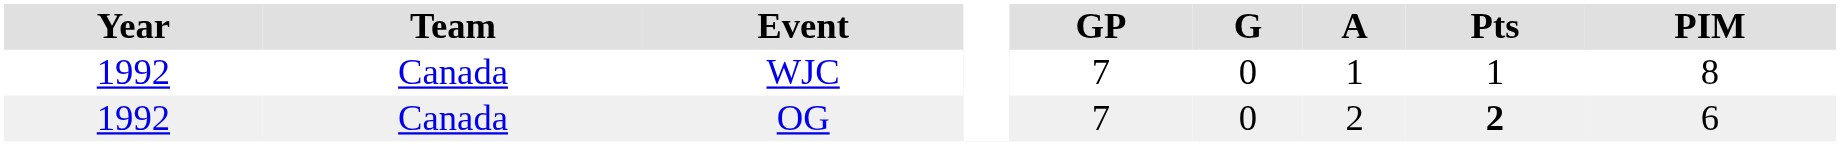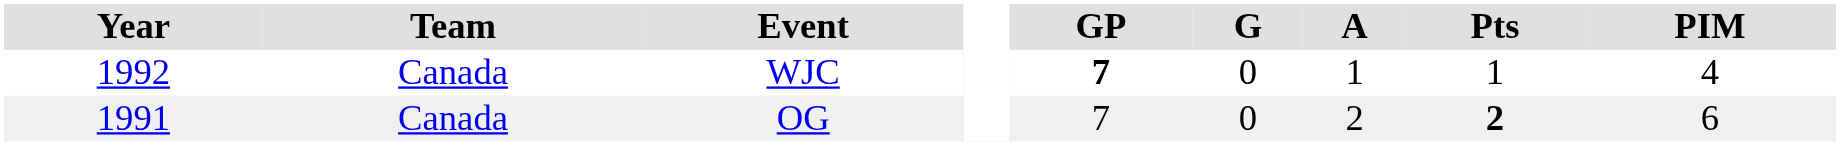(1101, 72) normal -> (1101, 72) bold
(1710, 72) 8 -> (1710, 72) 4
(133, 117) 1992 -> (133, 117) 1991
